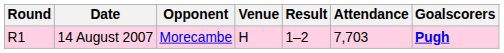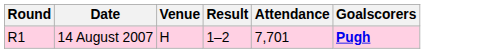- column: (196, 15)
(351, 37) 7,703 -> (272, 37) 7,701
